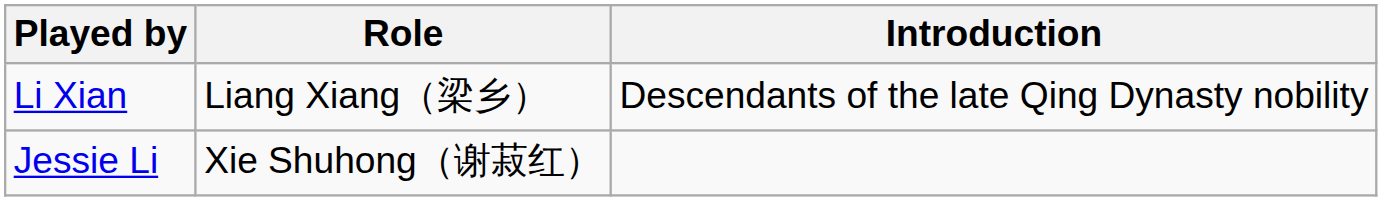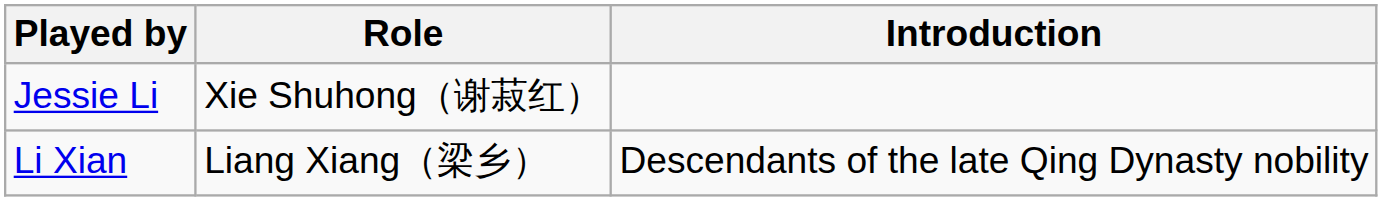rows swapped: (70, 96) <-> (86, 162)
